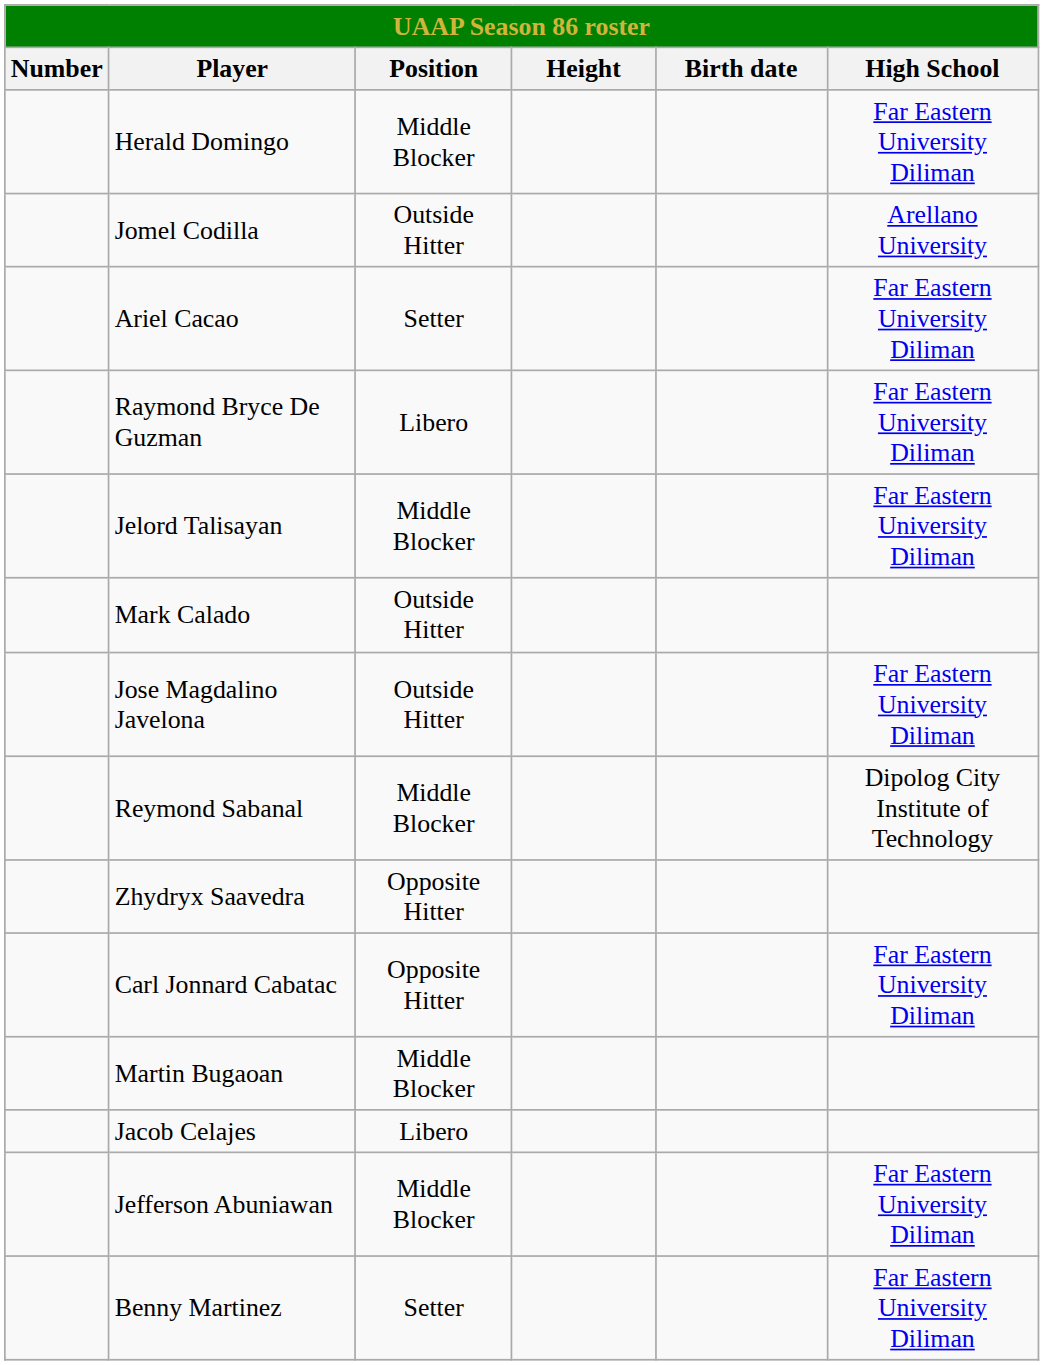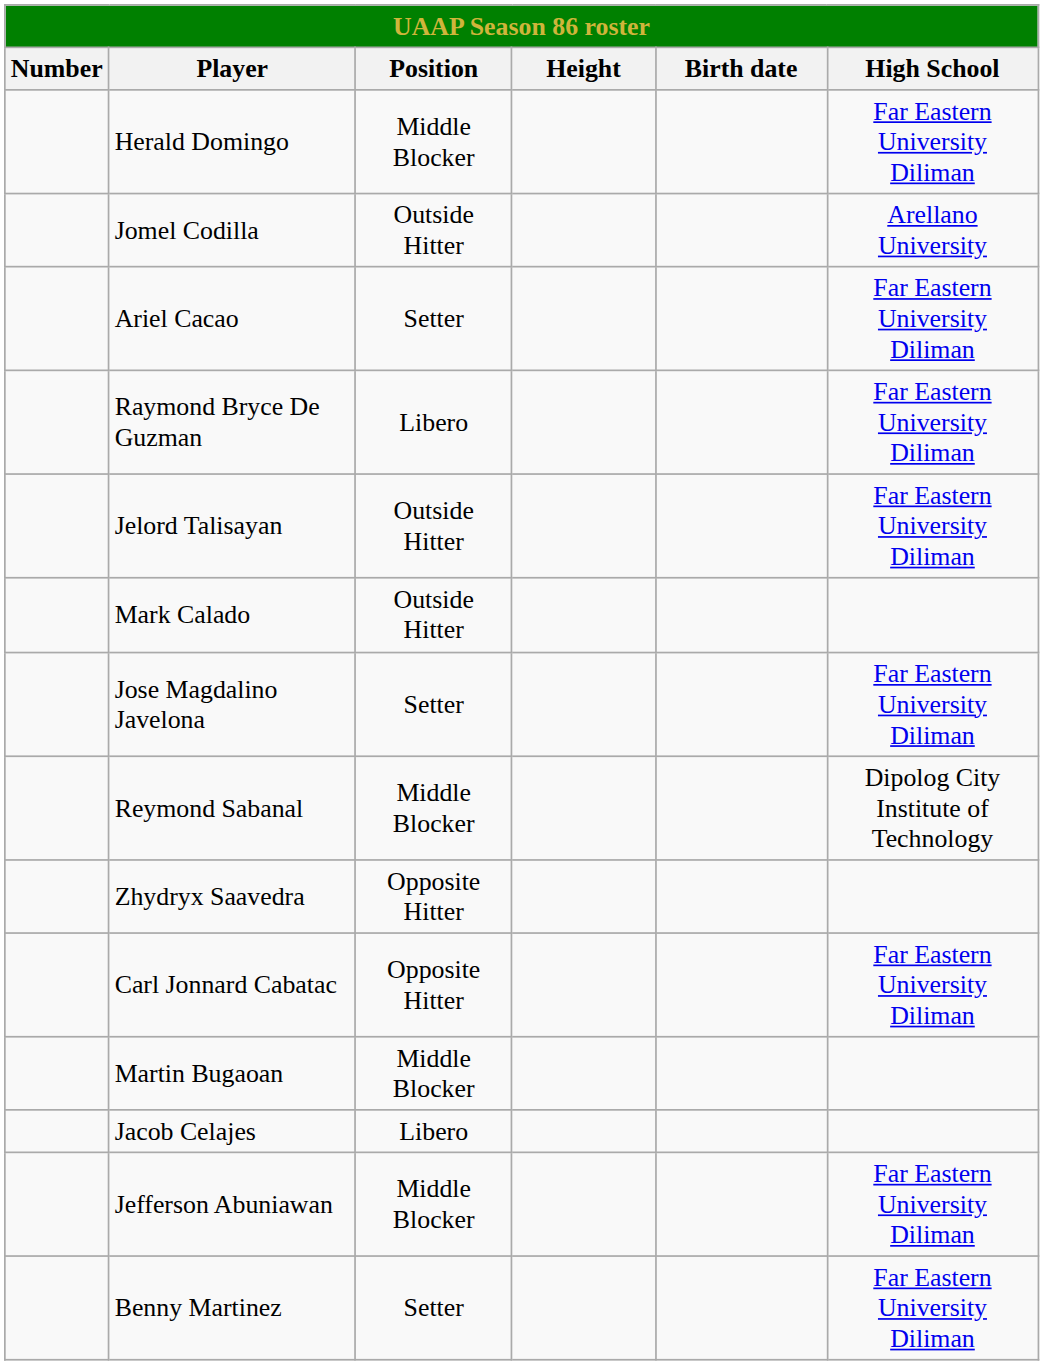(434, 526) Middle Blocker -> (434, 526) Outside Hitter
(434, 703) Outside Hitter -> (434, 703) Setter
